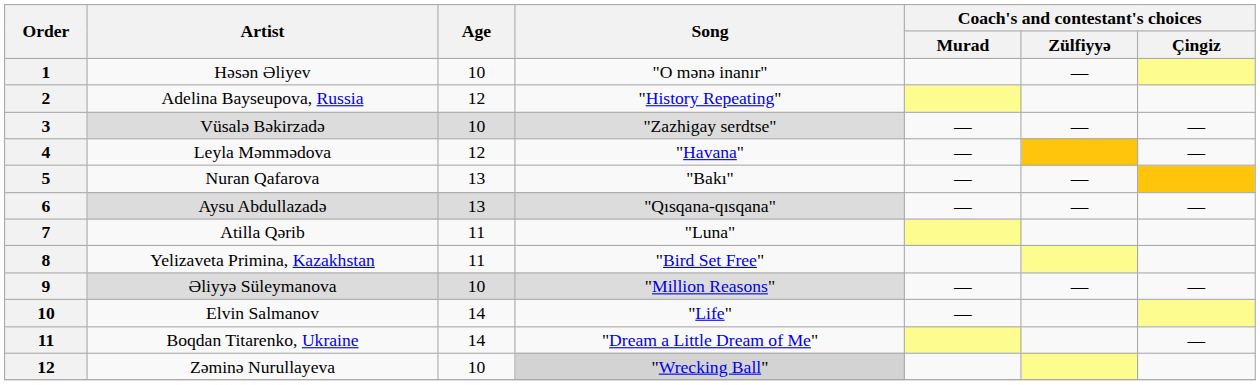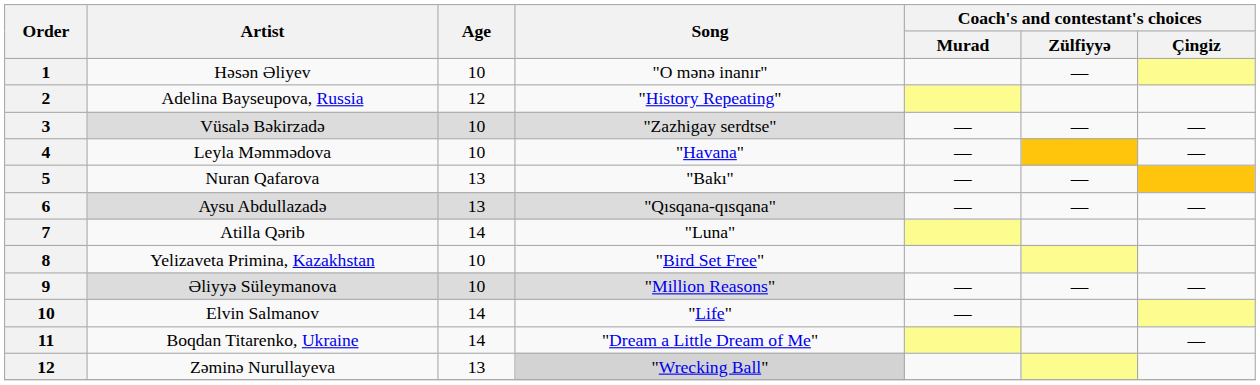(477, 152) 12 -> (477, 152) 10
(477, 232) 11 -> (477, 232) 14
(477, 259) 11 -> (477, 259) 10
(477, 367) 10 -> (477, 367) 13
